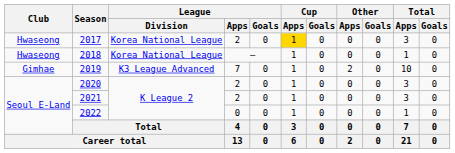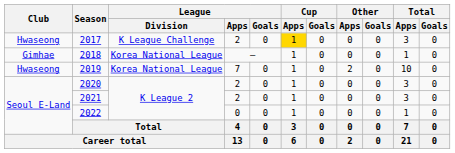(167, 40) Korea National League -> (167, 40) K League Challenge
(38, 55) Hwaseong -> (38, 55) Gimhae
(38, 69) Gimhae -> (38, 69) Hwaseong
(167, 69) K3 League Advanced -> (167, 69) Korea National League
